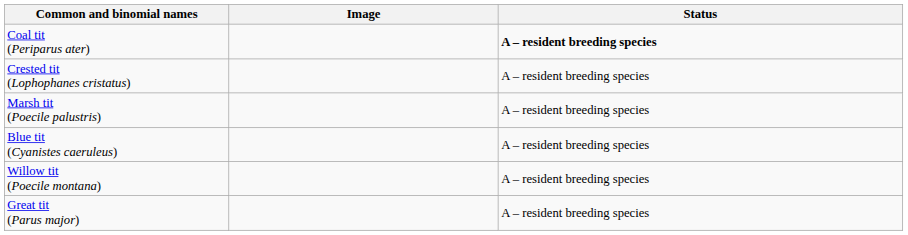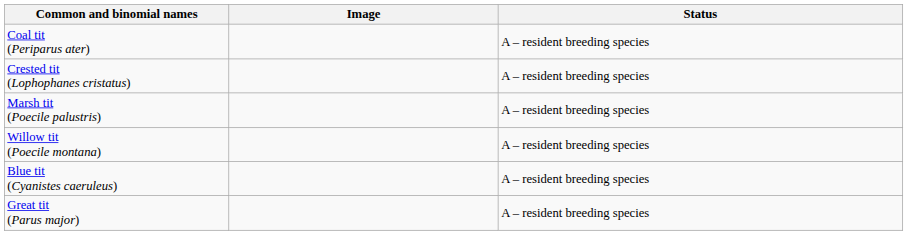(579, 41) bold -> (575, 41) normal
rows swapped: (54, 178) <-> (62, 144)
